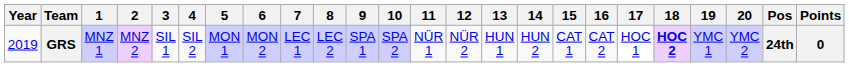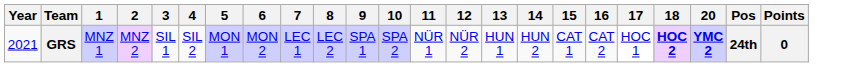- column: (708, 15)
(23, 43) 2019 -> (23, 43) 2021
(745, 43) normal -> (708, 43) bold
